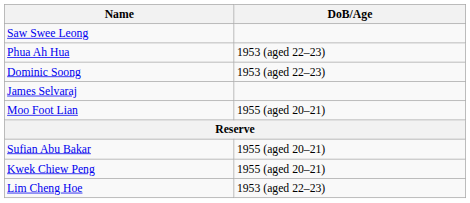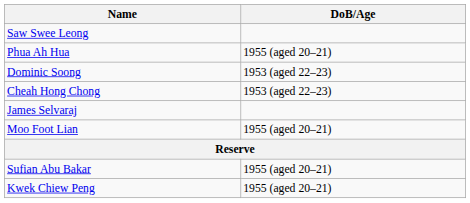(281, 52) 1953 (aged 22–23) -> (287, 52) 1955 (aged 20–21)
+ row: (54, 91)
- row: (45, 188)
